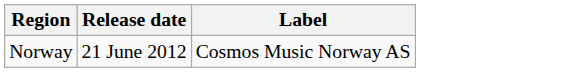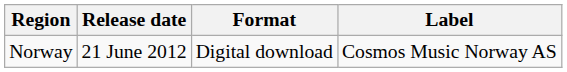+ column: (264, 20)
